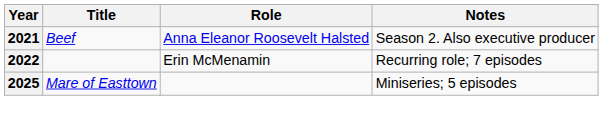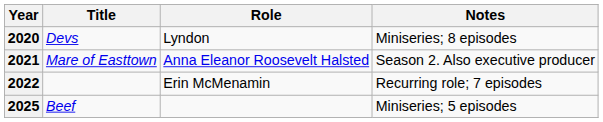+ row: (24, 38)
(61, 38) Beef -> (101, 60) Mare of Easttown
(101, 83) Mare of Easttown -> (61, 106) Beef
